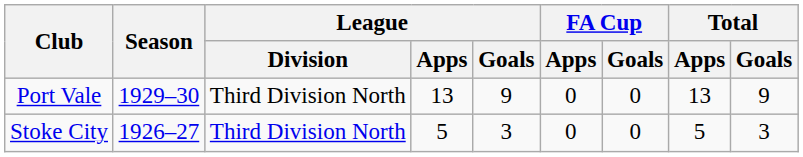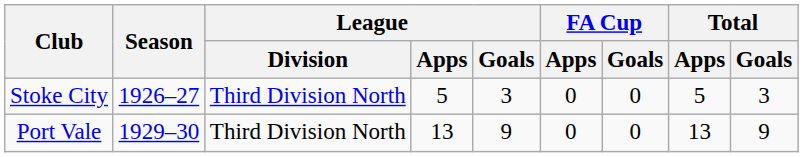rows swapped: (59, 132) <-> (59, 95)
